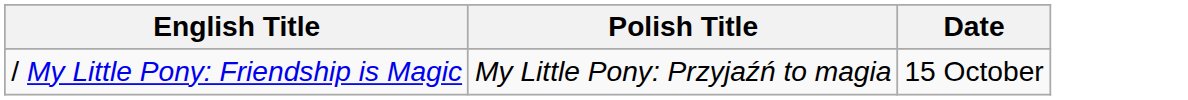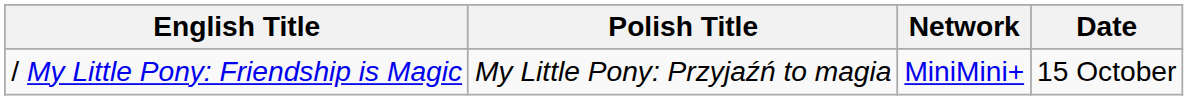+ column: (964, 26)
